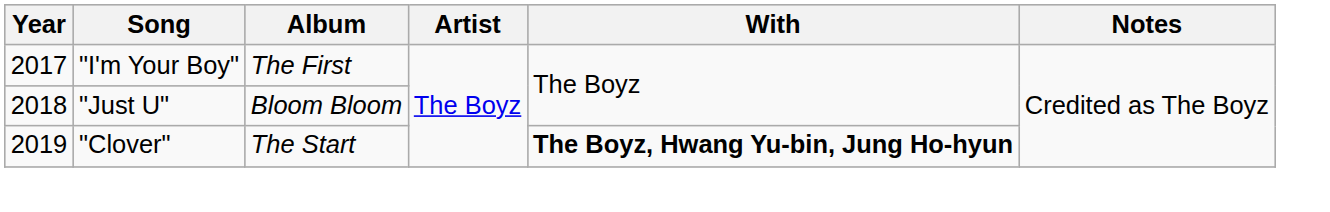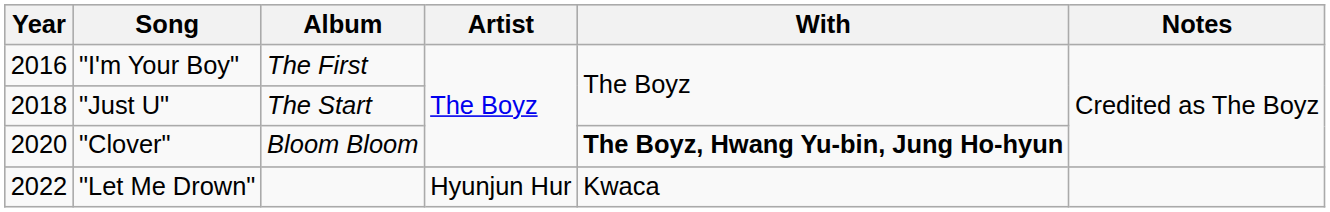(39, 65) 2017 -> (39, 65) 2016
(326, 105) Bloom Bloom -> (319, 105) The Start
(39, 145) 2019 -> (39, 145) 2020
(303, 145) The Start -> (343, 145) Bloom Bloom
+ row: (167, 186)
